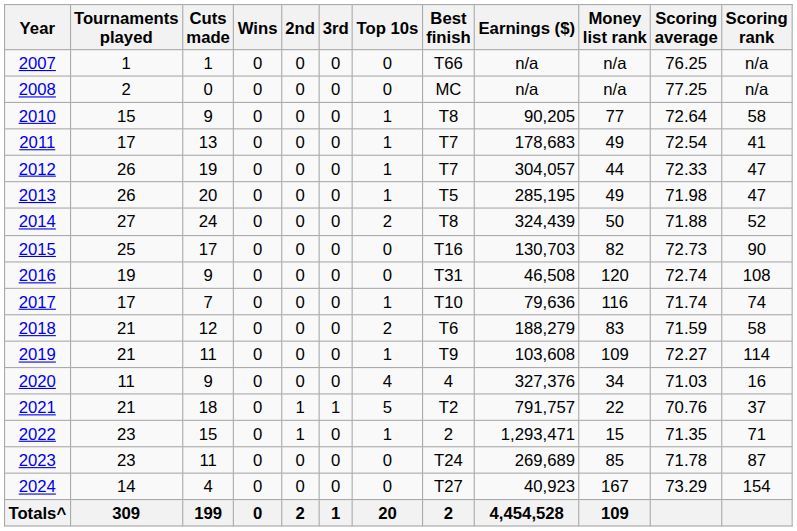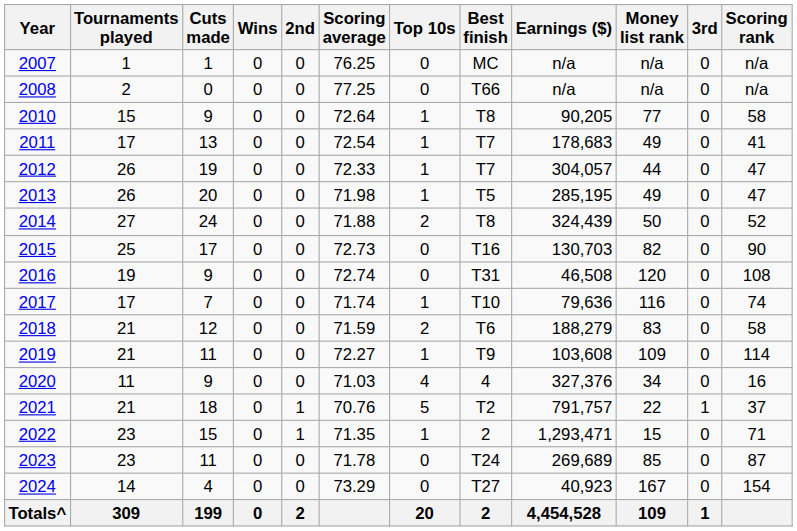columns swapped: (336, 27) <-> (686, 27)
(448, 63) T66 -> (486, 63) MC
(448, 90) MC -> (486, 90) T66
